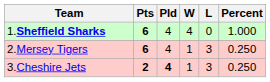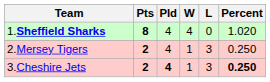(145, 31) 6 -> (145, 31) 8
(242, 31) 1.000 -> (242, 31) 1.020
(145, 49) 6 -> (145, 49) 2
(242, 67) normal -> (242, 67) bold
